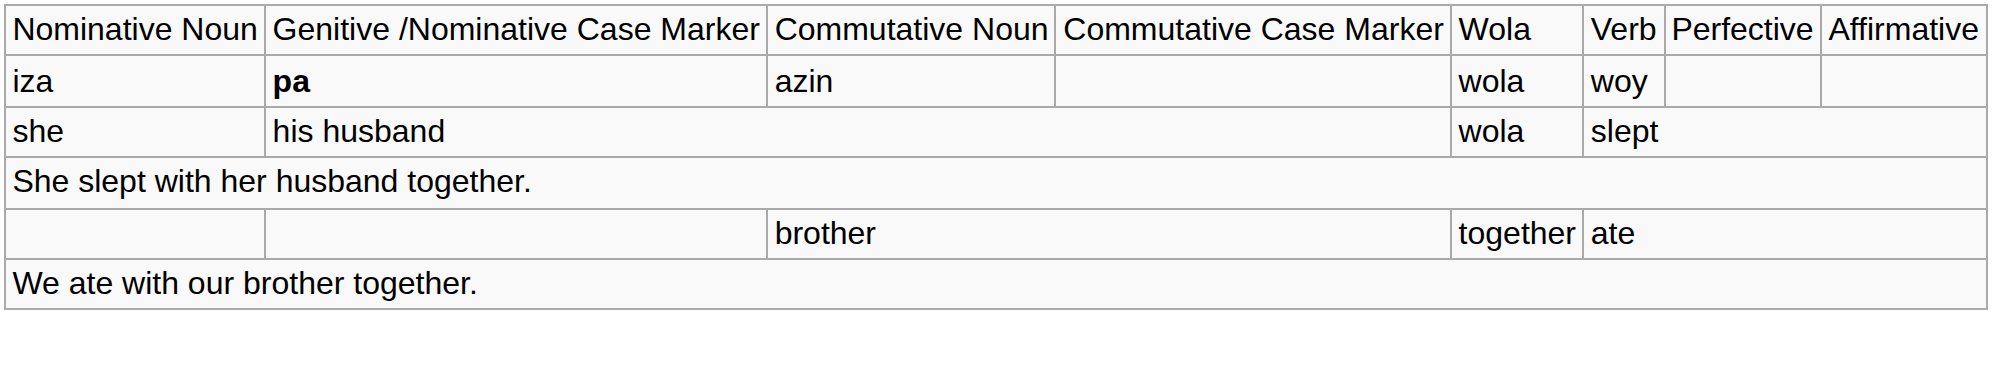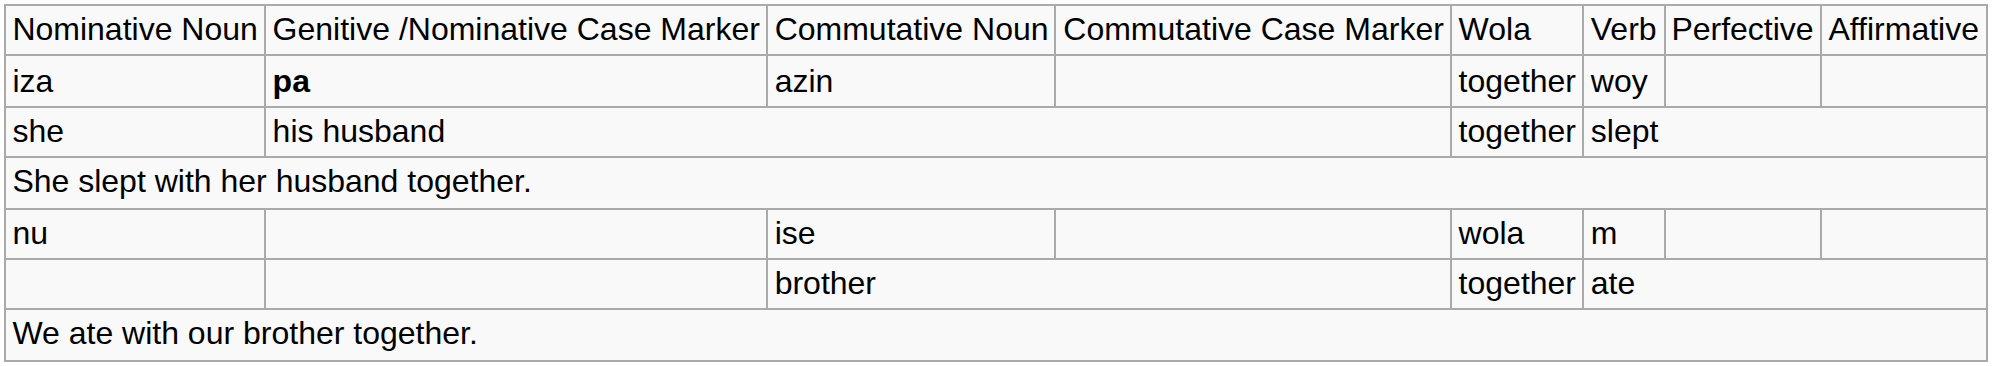(1492, 80) wola -> (1517, 80) together
(1492, 131) wola -> (1517, 131) together
+ row: (30, 232)
